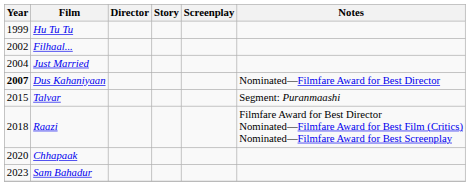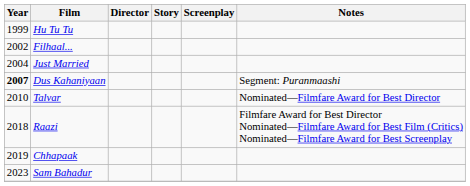(340, 81) Nominated—Filmfare Award for Best Director -> (290, 81) Segment: Puranmaashi
(18, 98) 2015 -> (18, 98) 2010
(290, 98) Segment: Puranmaashi -> (340, 98) Nominated—Filmfare Award for Best Director
(18, 156) 2020 -> (18, 156) 2019
